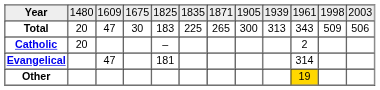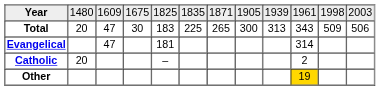rows swapped: (36, 45) <-> (36, 61)
